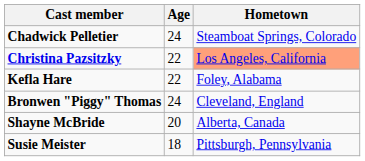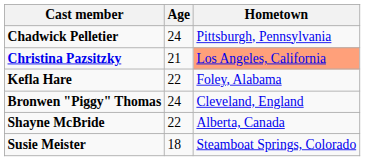(276, 36) Steamboat Springs, Colorado -> (264, 36) Pittsburgh, Pennsylvania
(174, 58) 22 -> (174, 58) 21
(174, 123) 20 -> (174, 123) 22
(264, 144) Pittsburgh, Pennsylvania -> (276, 144) Steamboat Springs, Colorado
